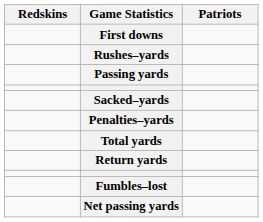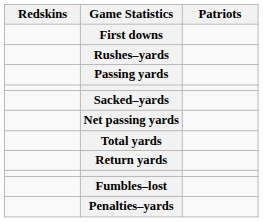rows swapped: (43, 206) <-> (43, 120)
